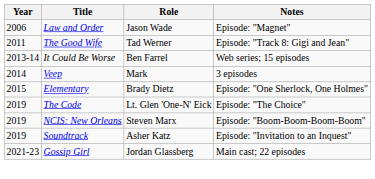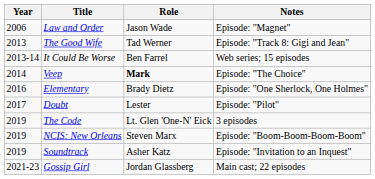(16, 43) 2011 -> (16, 43) 2013
(137, 74) normal -> (138, 74) bold
(237, 74) 3 episodes -> (261, 74) Episode: "The Choice"
(16, 89) 2015 -> (16, 89) 2016
+ row: (56, 105)
(261, 105) Episode: "The Choice" -> (237, 120) 3 episodes
